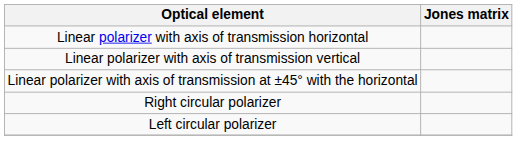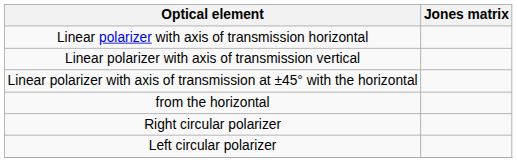+ row: (213, 102)
